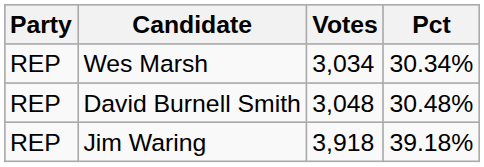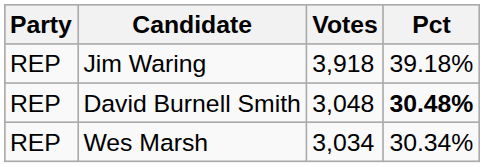rows swapped: (146, 64) <-> (145, 142)
(431, 103) normal -> (431, 103) bold
